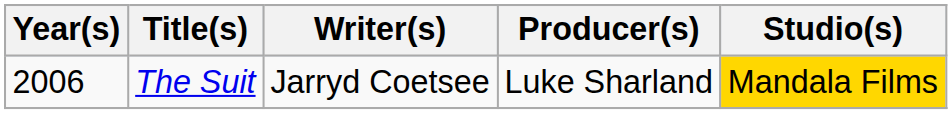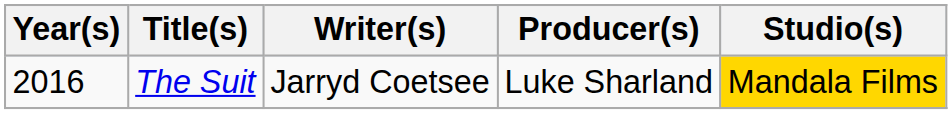(48, 81) 2006 -> (48, 81) 2016
